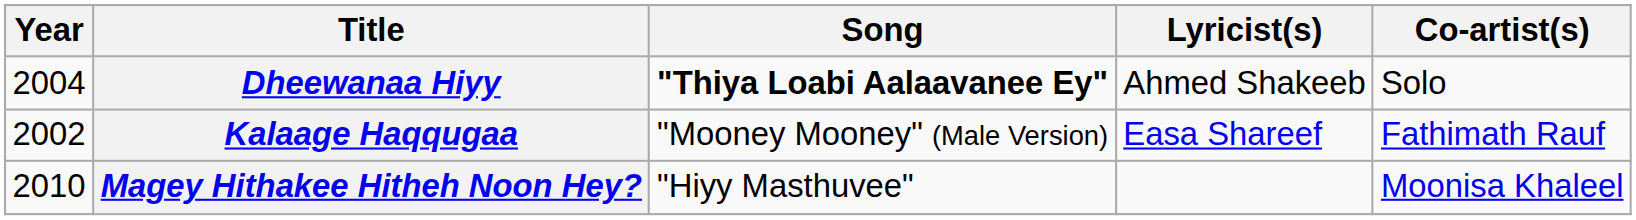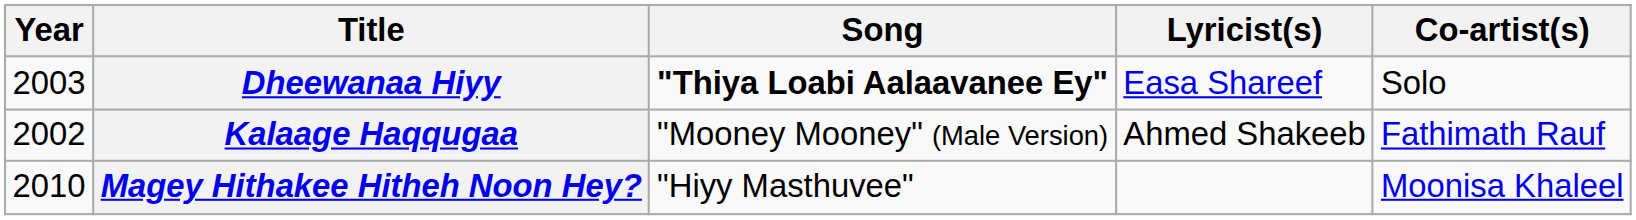(49, 82) 2004 -> (49, 82) 2003
(1245, 82) Ahmed Shakeeb -> (1223, 82) Easa Shareef
(1223, 134) Easa Shareef -> (1245, 134) Ahmed Shakeeb
